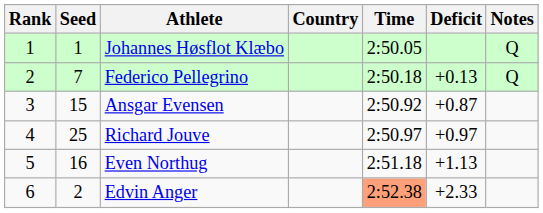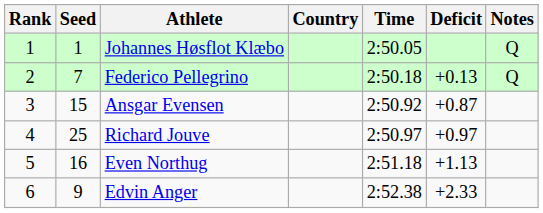(78, 192) 2 -> (78, 192) 9
(394, 192) lightsalmon background -> (394, 192) no background
